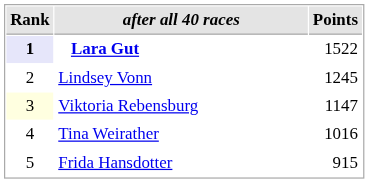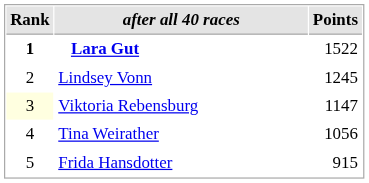(30, 49) lavender background -> (30, 49) no background
(341, 134) 1016 -> (341, 134) 1056
